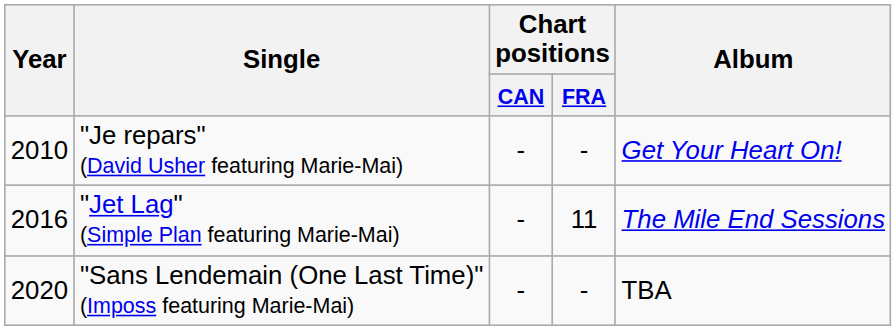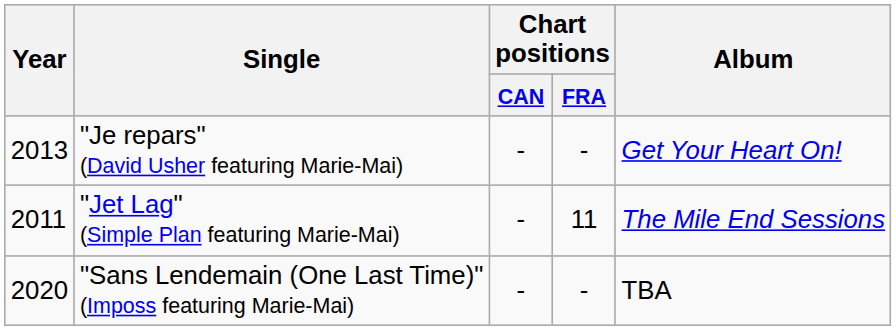(39, 150) 2010 -> (39, 150) 2013
(39, 219) 2016 -> (38, 219) 2011
